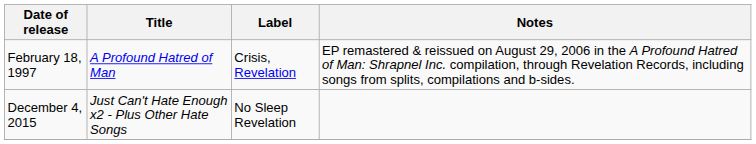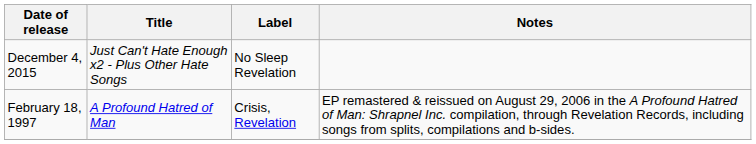rows swapped: (44, 65) <-> (45, 115)
